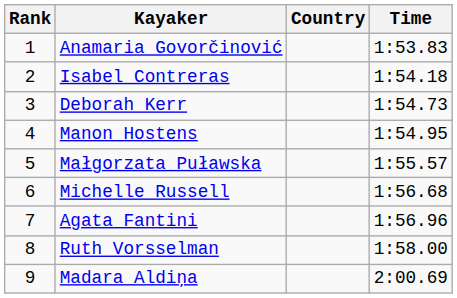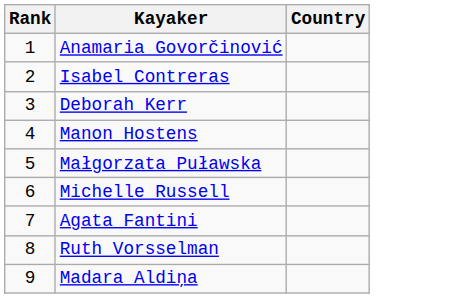- column: (411, 19)
